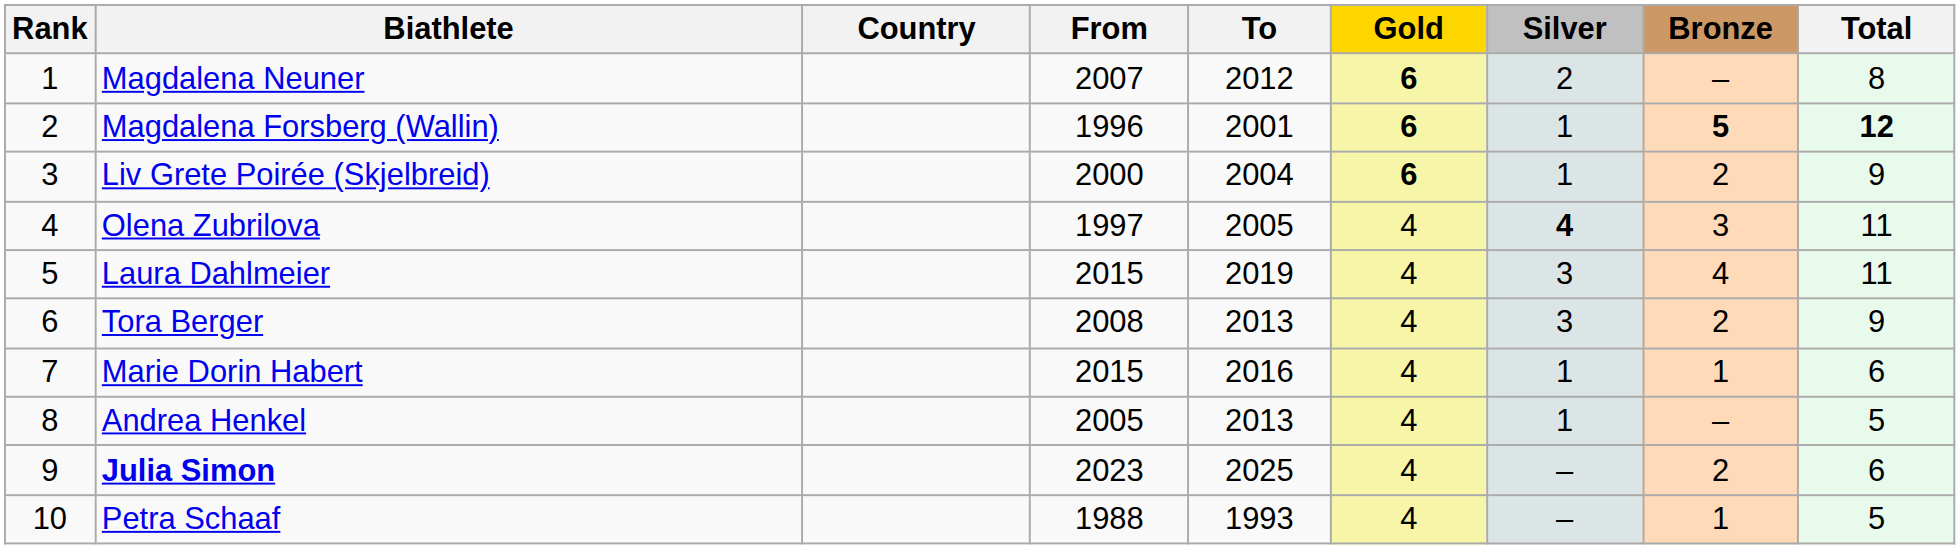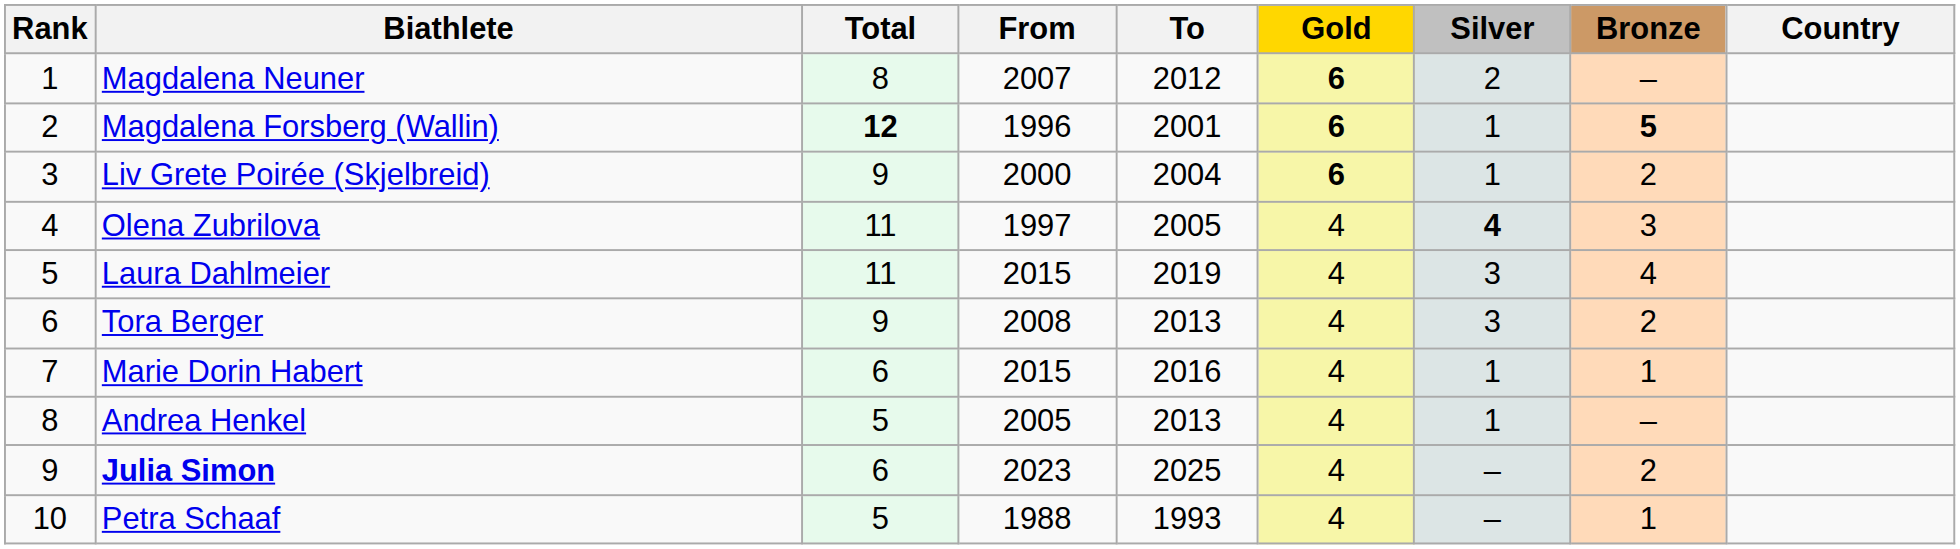columns swapped: (917, 28) <-> (1877, 28)
